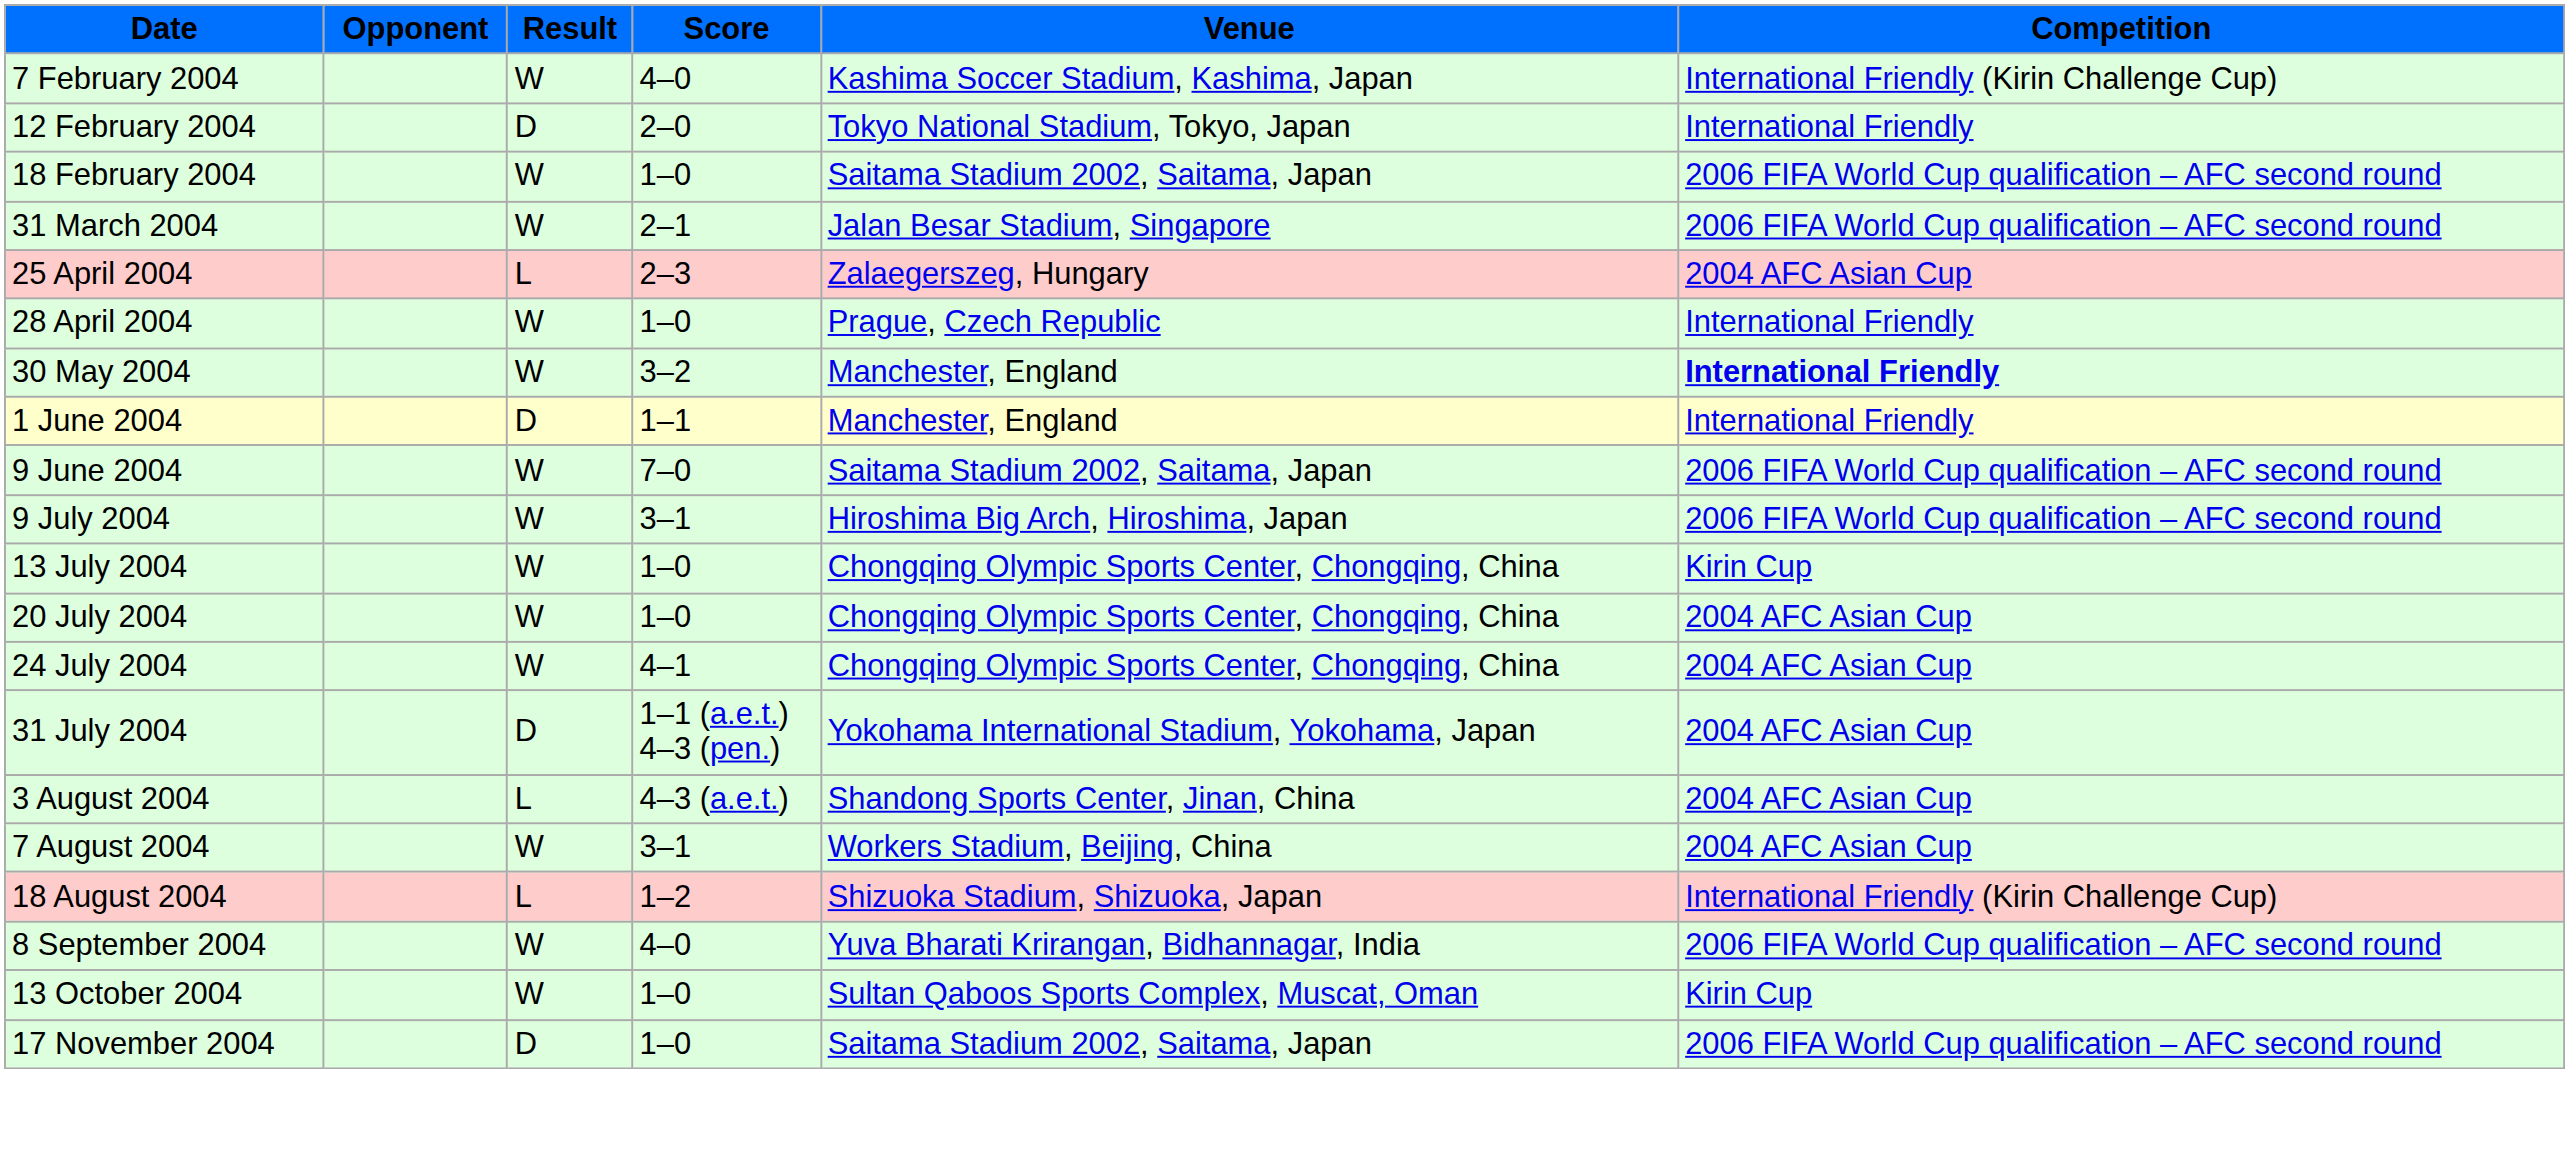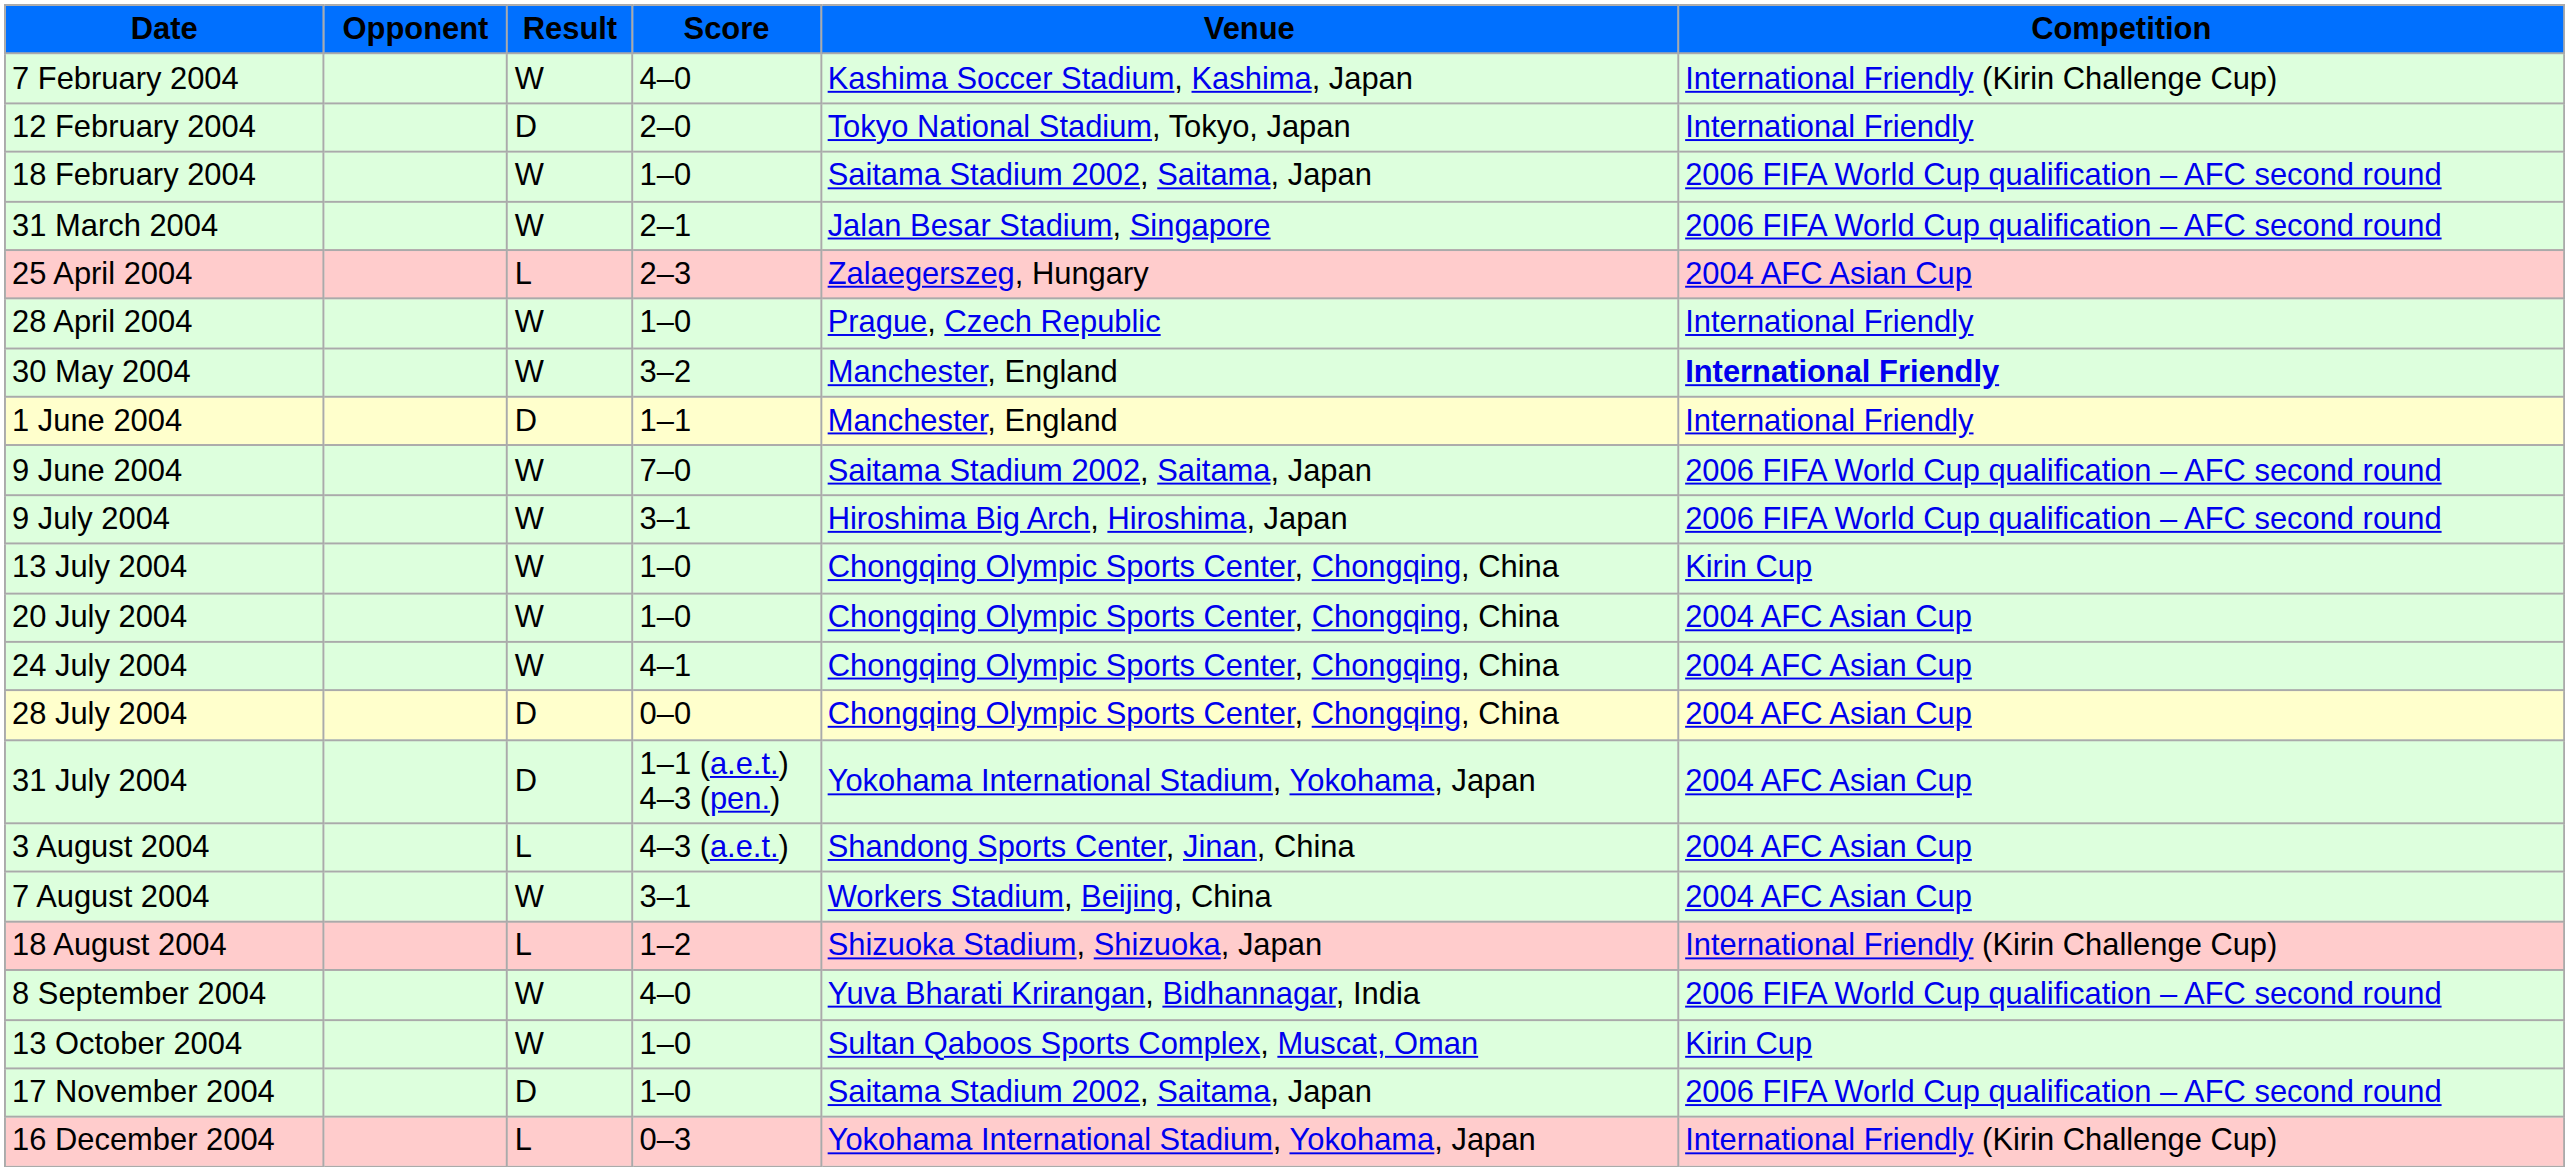+ row: (100, 714)
+ row: (143, 1141)
